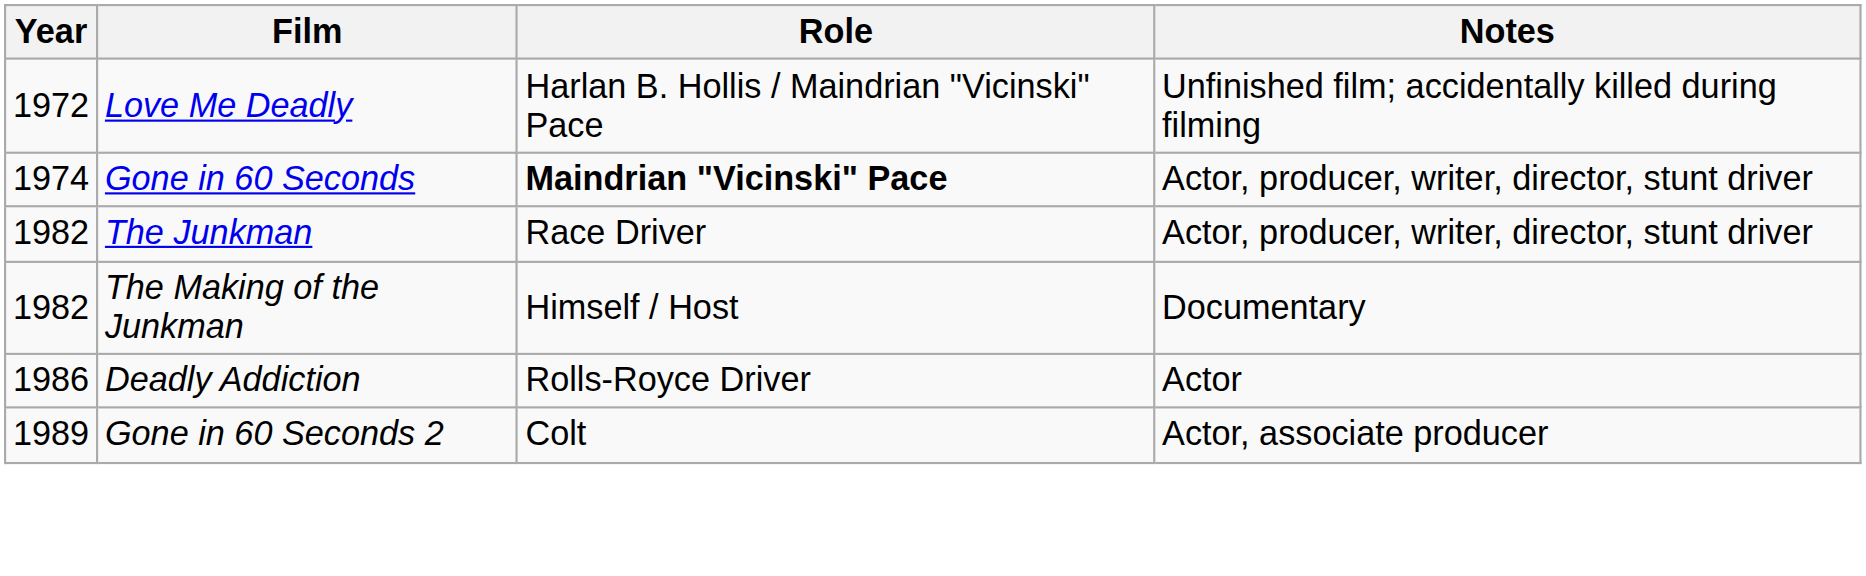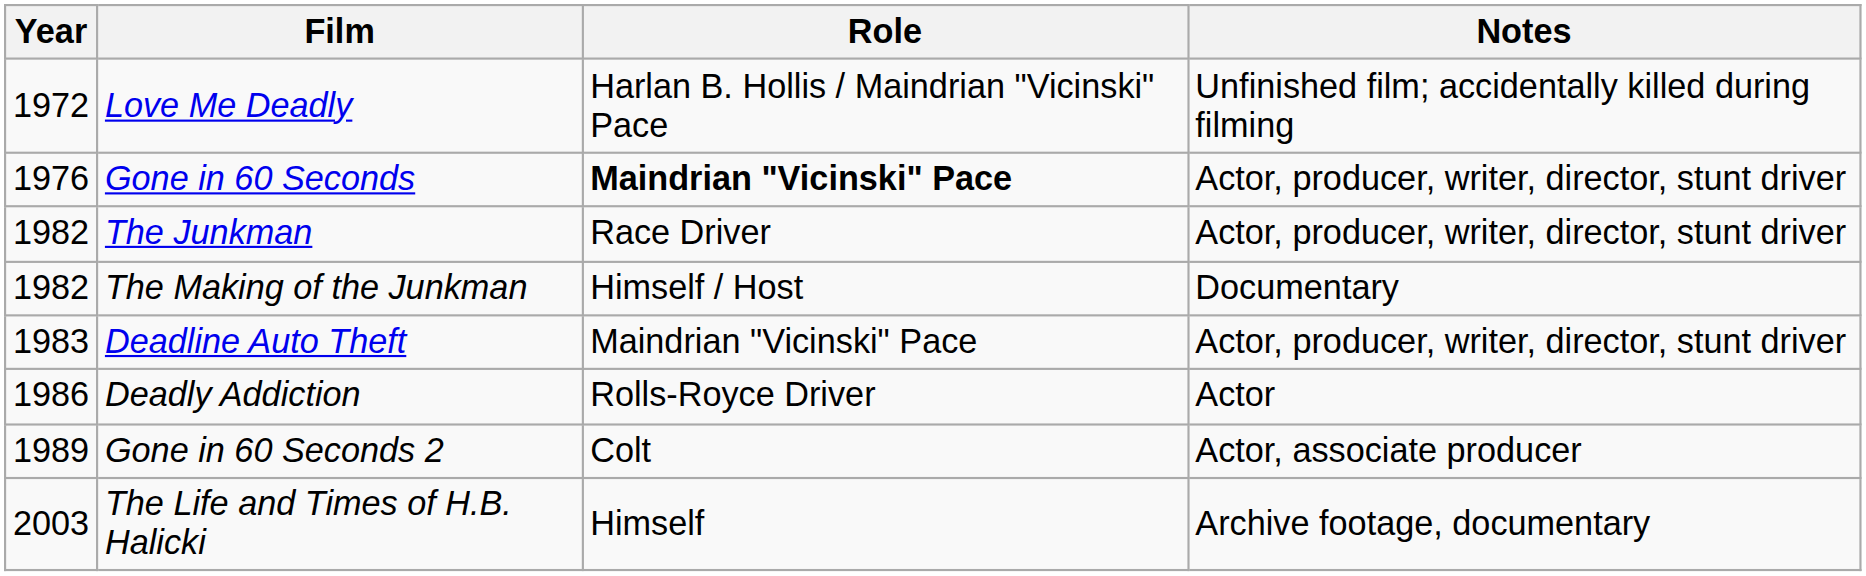(51, 178) 1974 -> (51, 178) 1976
+ row: (256, 341)
+ row: (308, 523)
